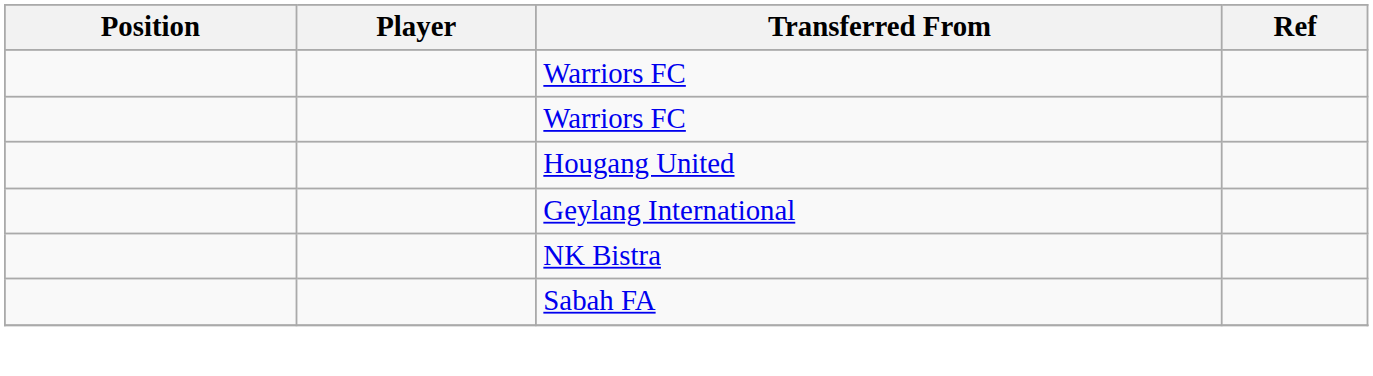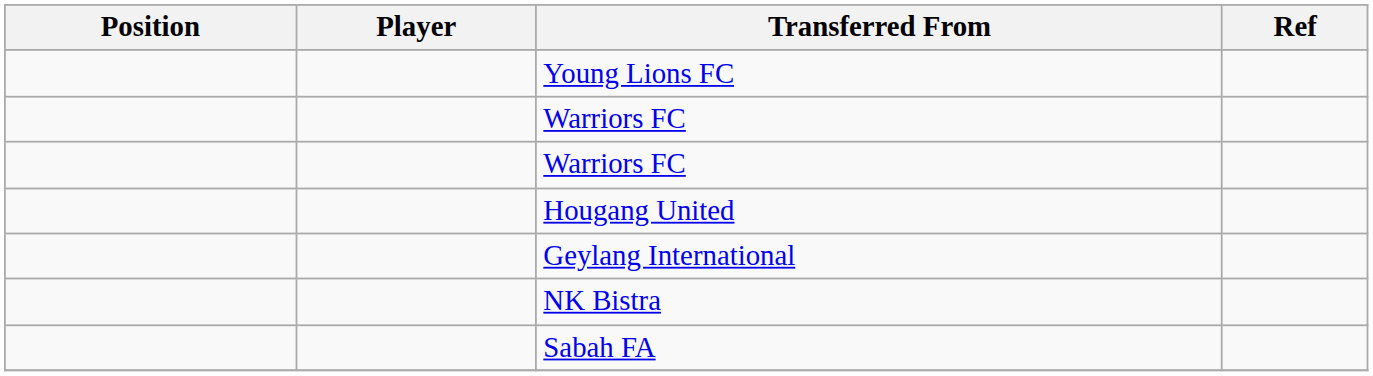+ row: (150, 73)
